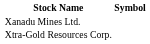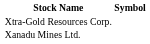rows swapped: (43, 21) <-> (58, 35)
